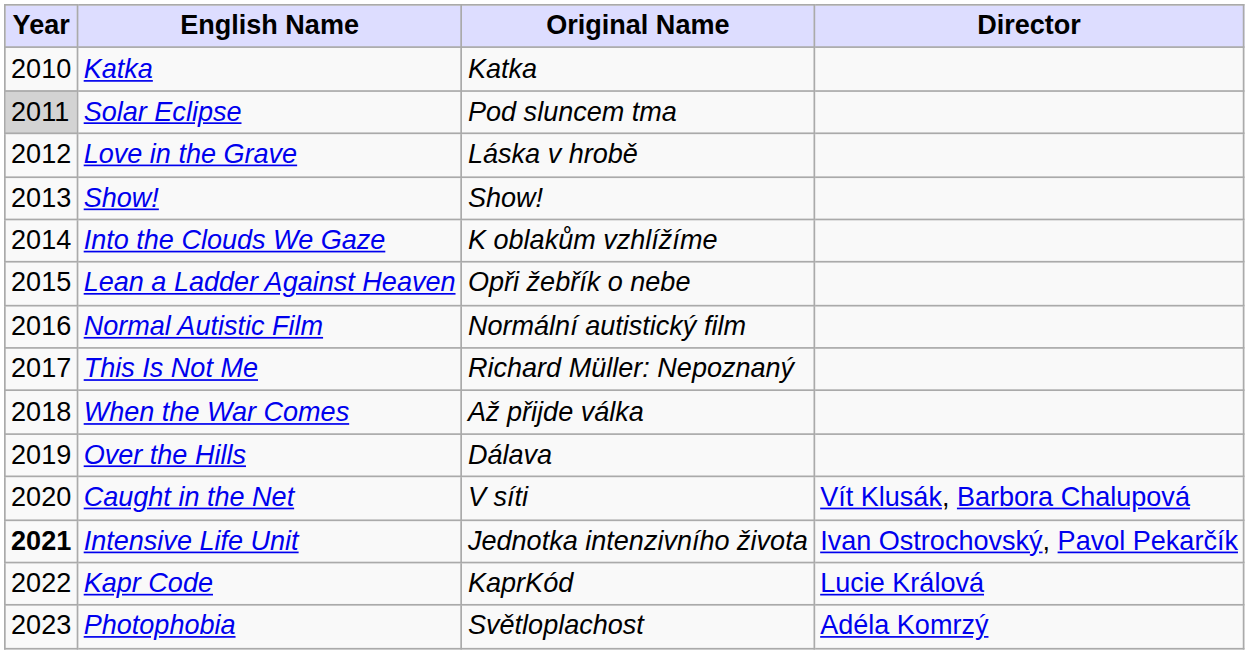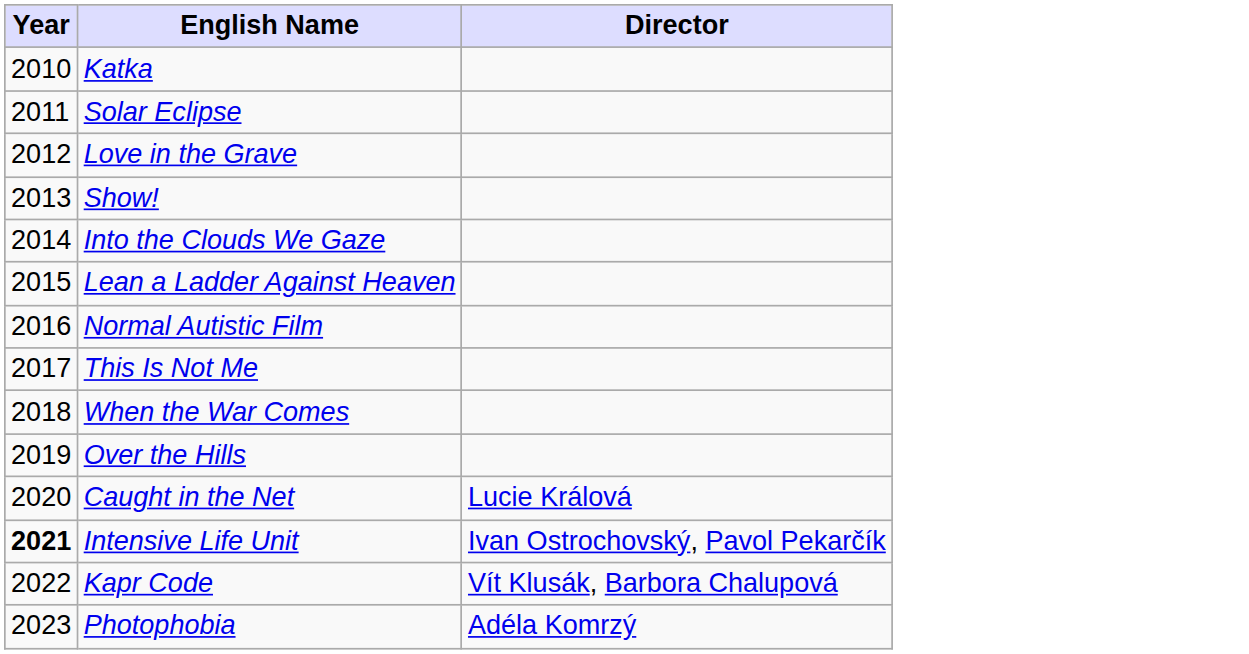- column: (638, 25)
(40, 111) lightgrey background -> (40, 111) no background
(1005, 497) Vít Klusák, Barbora Chalupová -> (550, 497) Lucie Králová
(902, 583) Lucie Králová -> (653, 583) Vít Klusák, Barbora Chalupová
